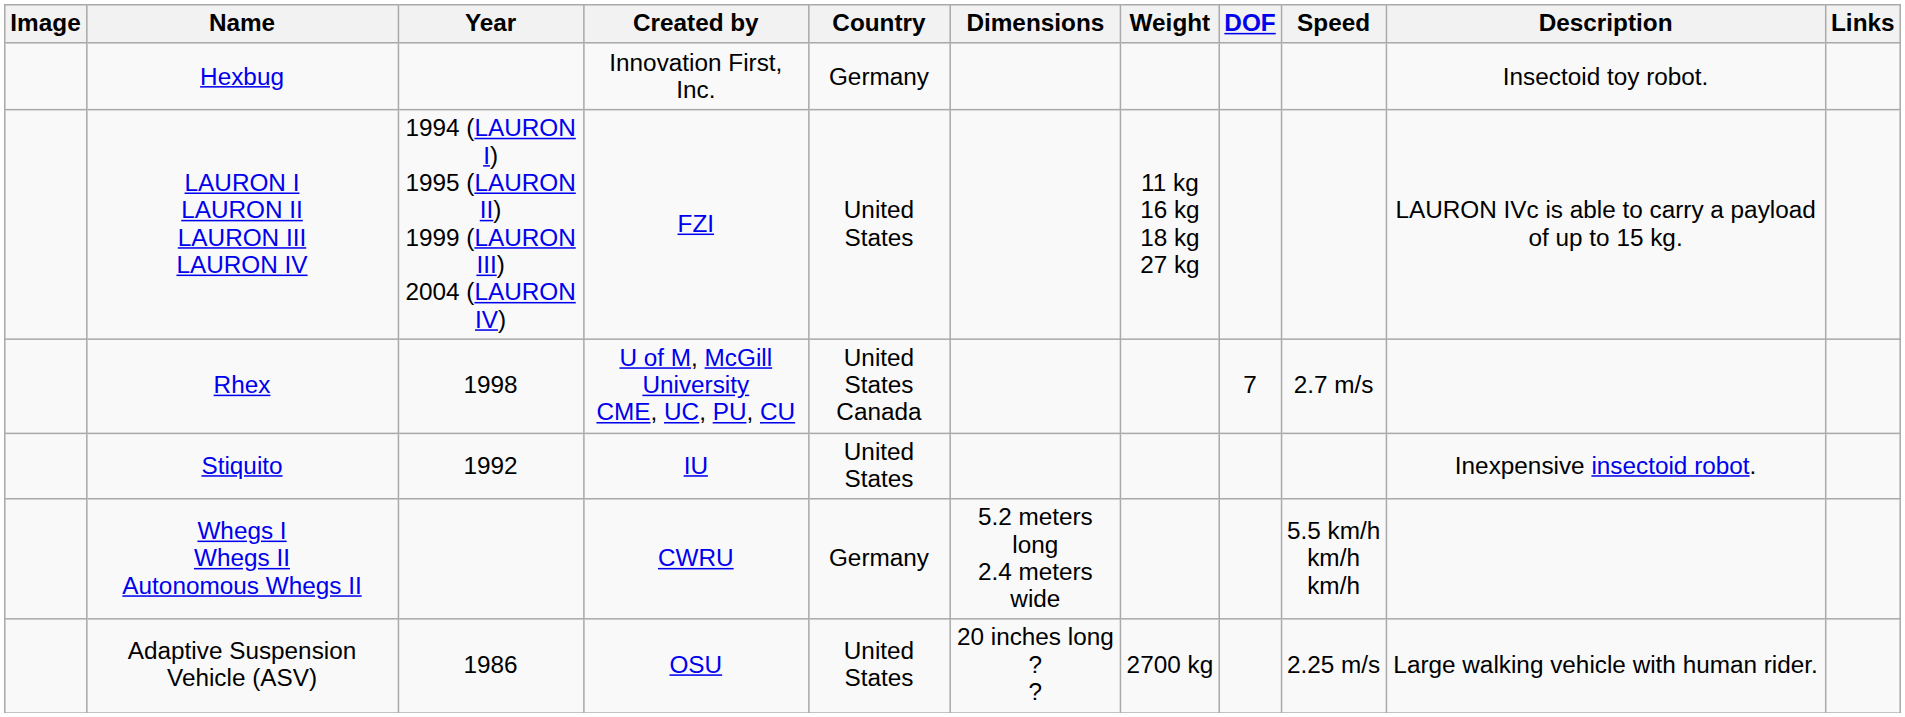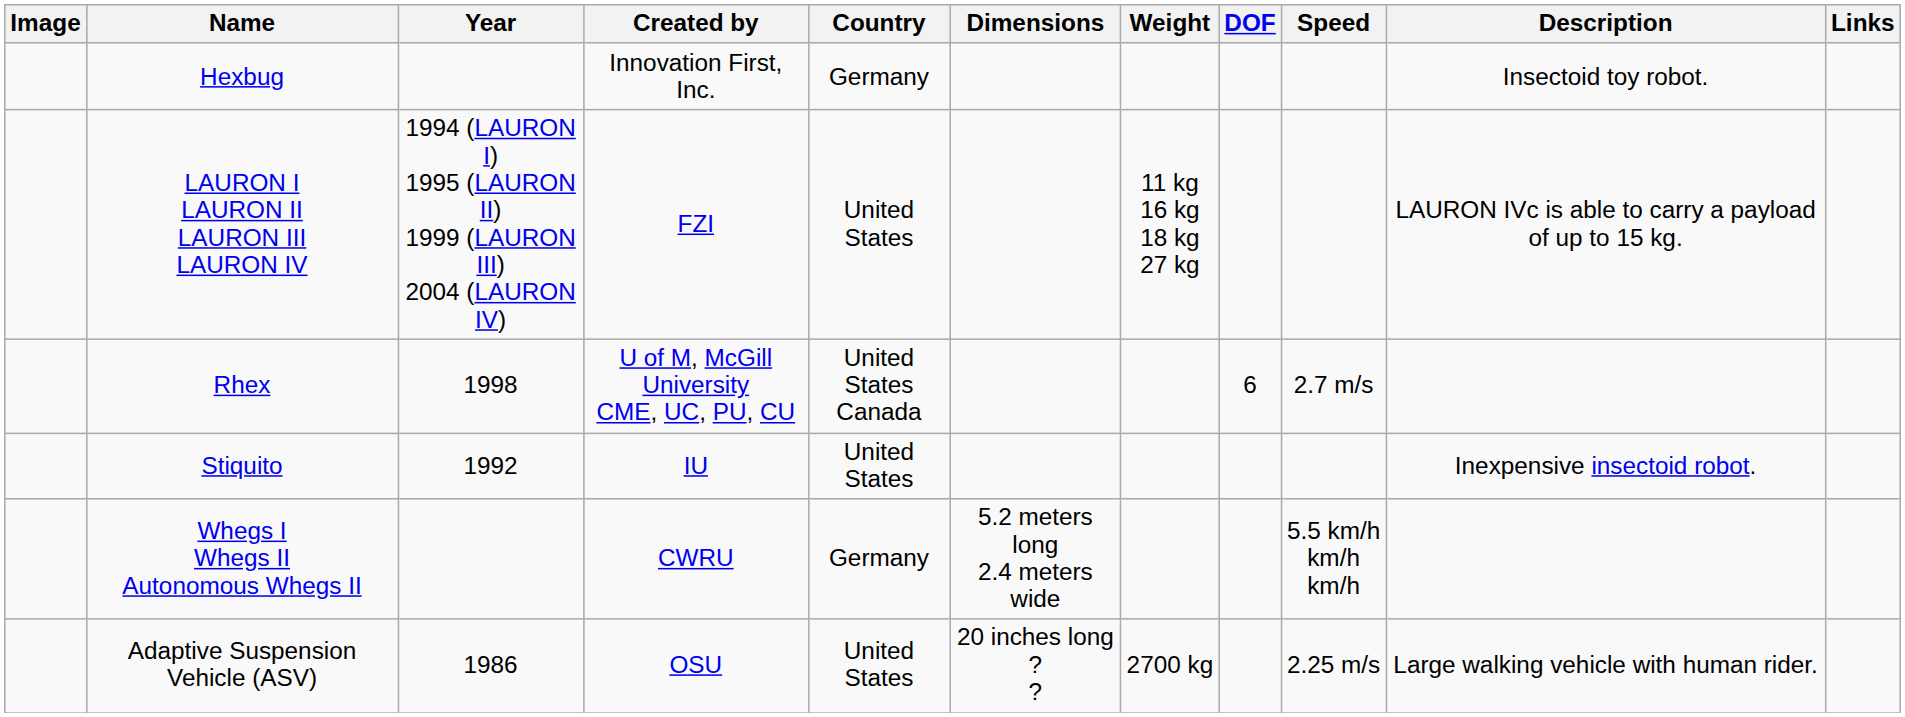(1250, 385) 7 -> (1250, 385) 6
